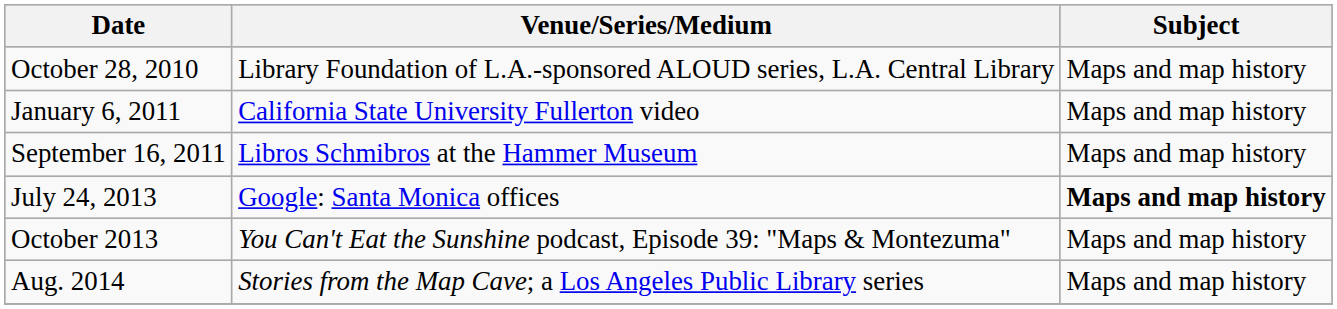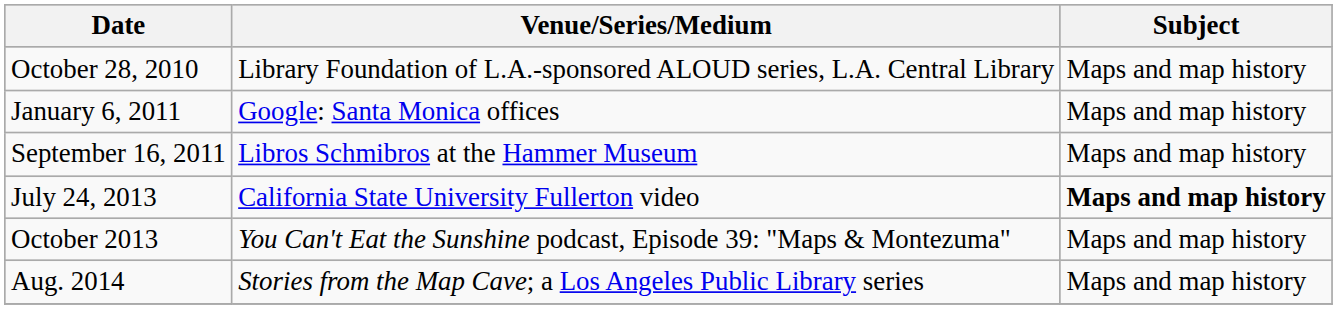(469, 111) California State University Fullerton video -> (399, 111) Google: Santa Monica offices
(399, 196) Google: Santa Monica offices -> (469, 196) California State University Fullerton video
